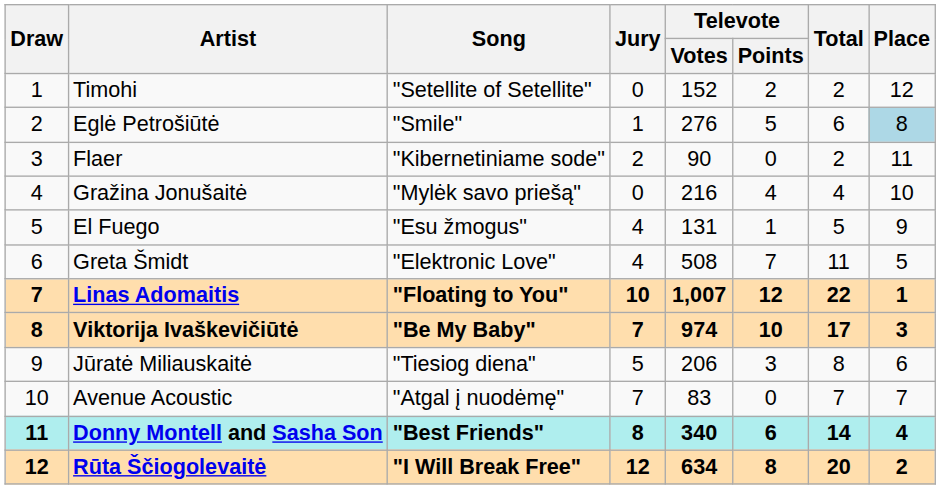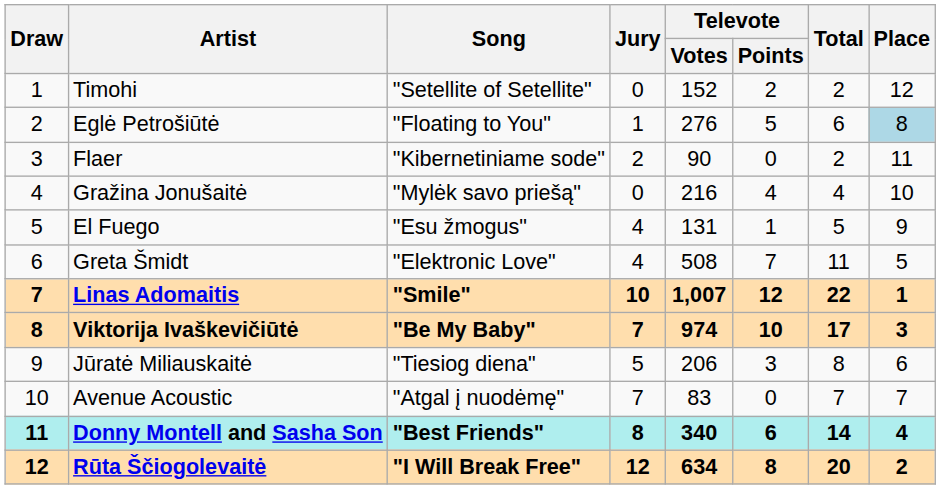(427, 124) "Smile" -> (472, 124) "Floating to You"
(481, 295) "Floating to You" -> (432, 295) "Smile"
